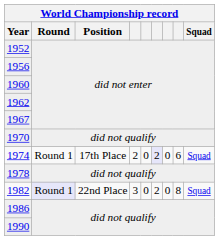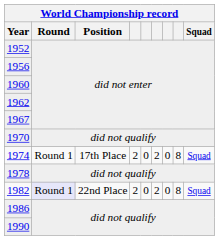(157, 155) lavender background -> (157, 155) no background
(178, 155) 6 -> (178, 155) 8
(135, 191) 3 -> (135, 191) 2
